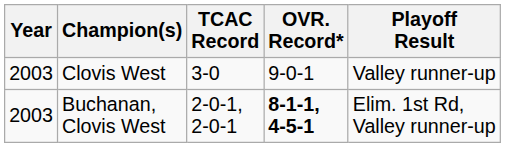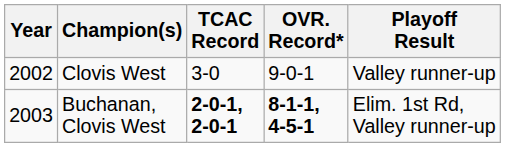(31, 73) 2003 -> (31, 73) 2002
(217, 115) normal -> (217, 115) bold
